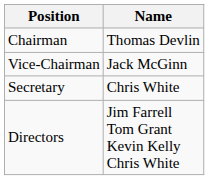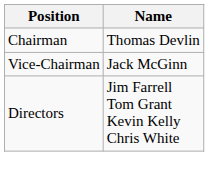- row: (36, 87)
